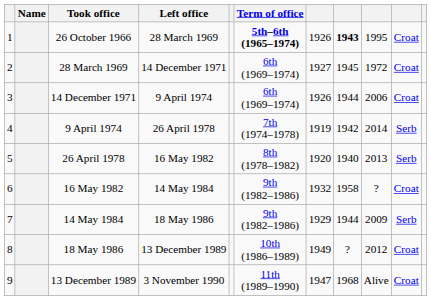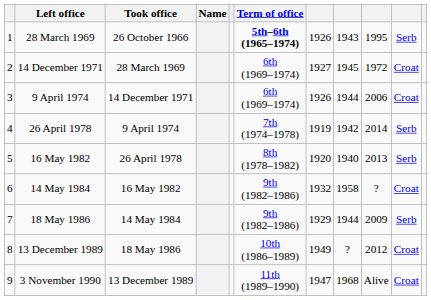columns swapped: (32, 13) <-> (184, 13)
(347, 37) bold -> (347, 37) normal
(406, 37) Croat -> (406, 37) Serb
